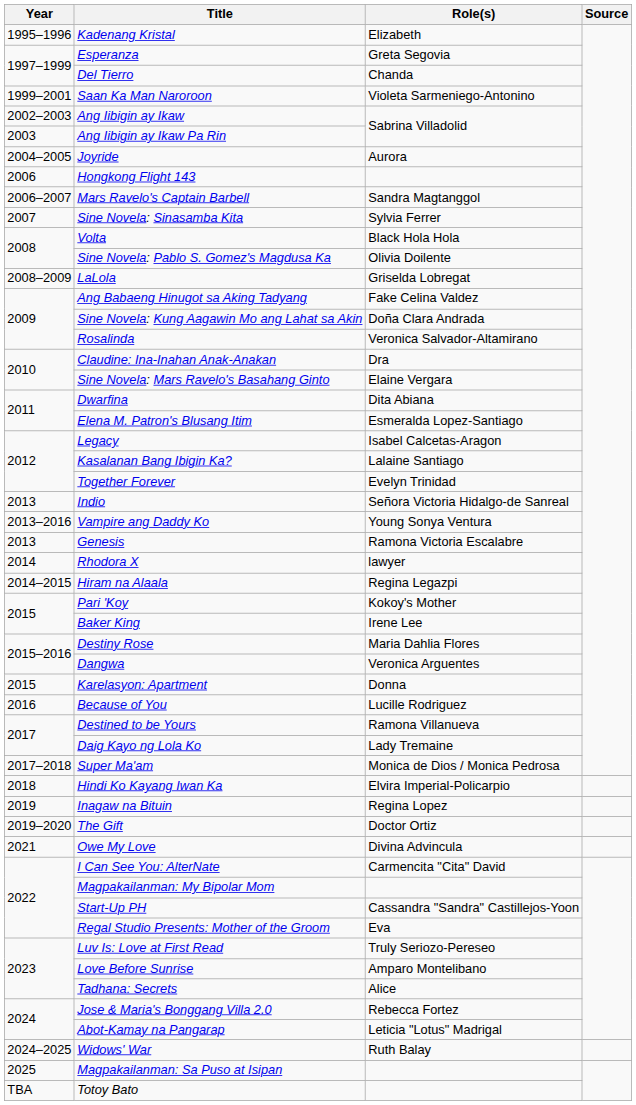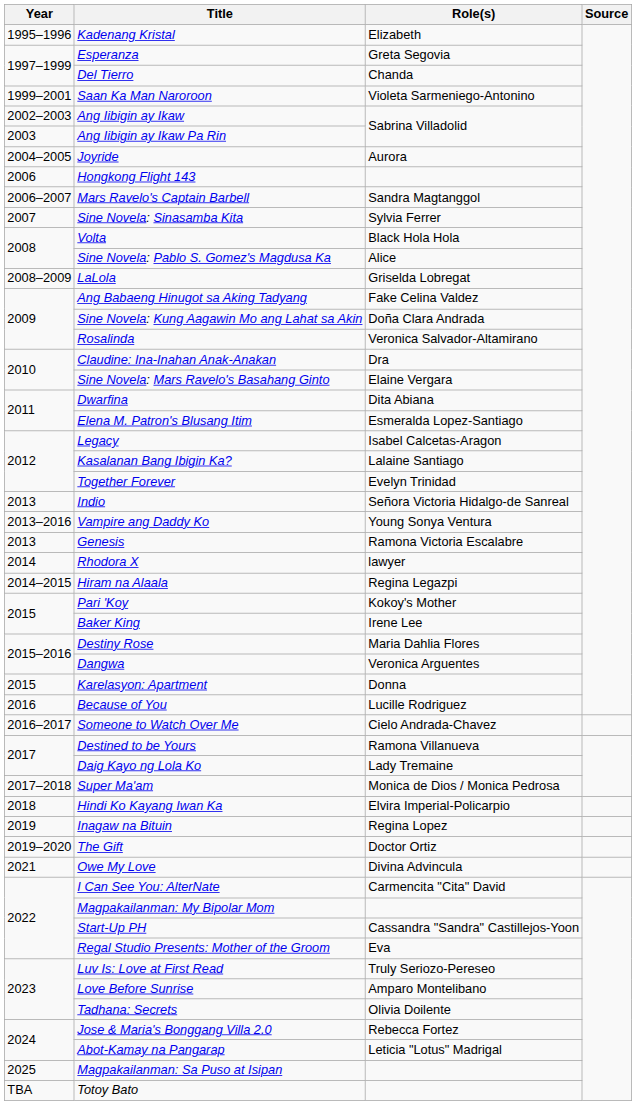(410, 258) Olivia Doilente -> (382, 258) Alice
+ row: (158, 725)
(382, 989) Alice -> (410, 1009) Olivia Doilente
- row: (114, 1049)
